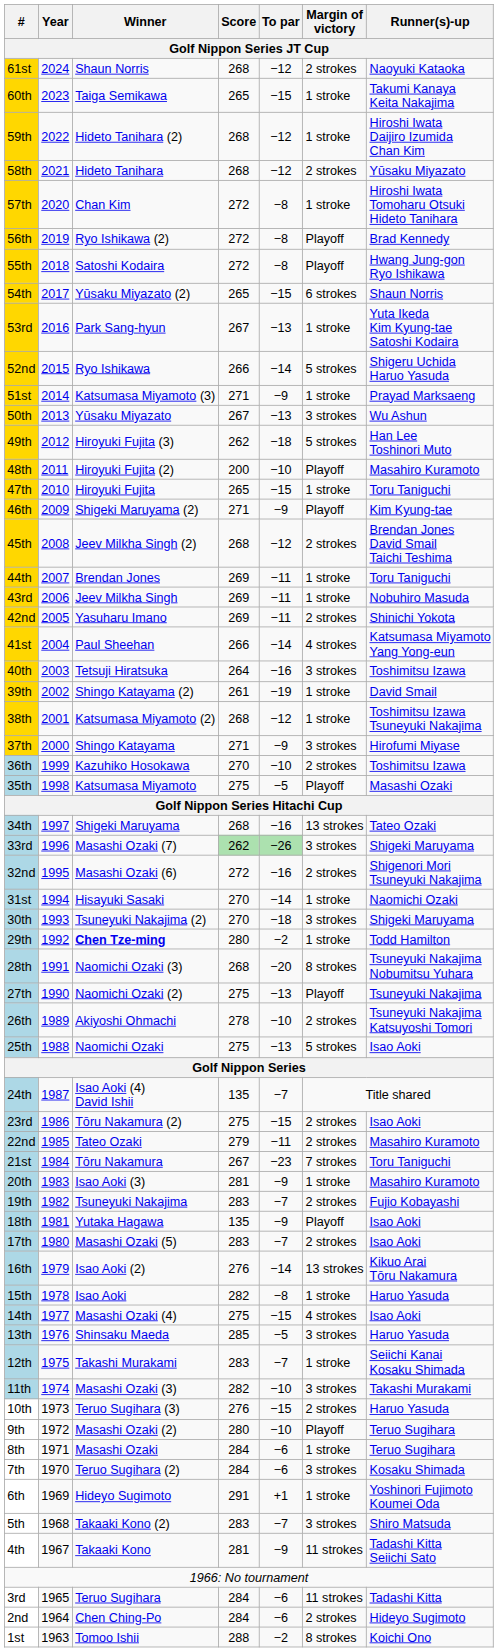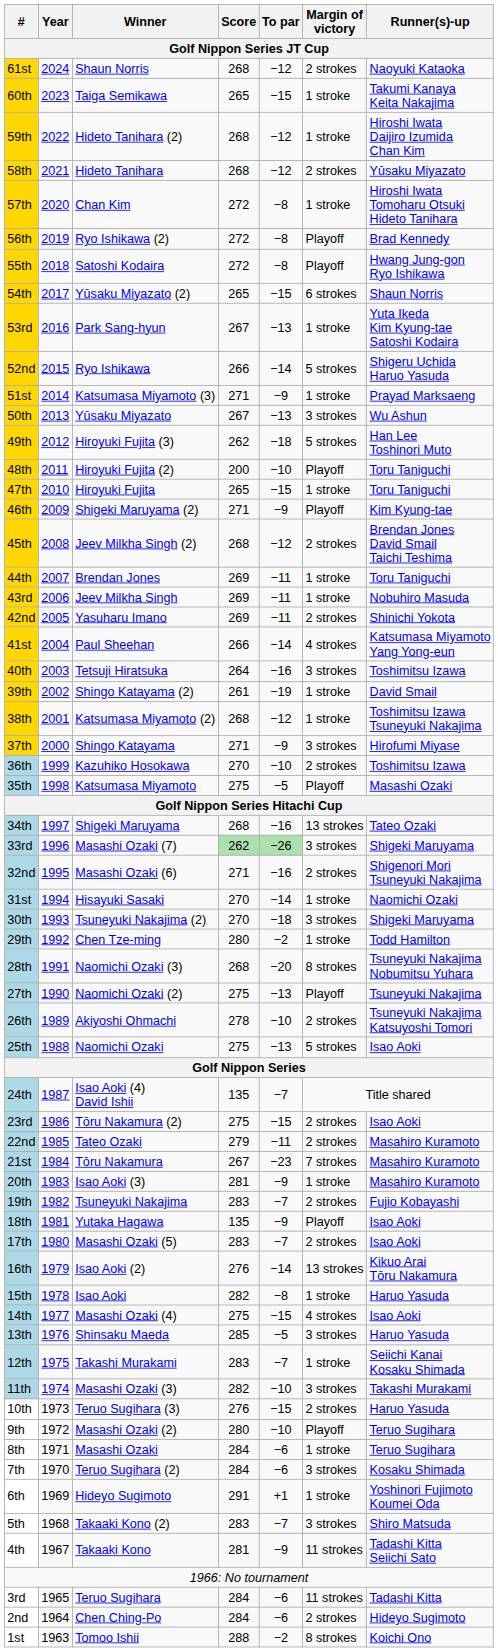(425, 469) Masahiro Kuramoto -> (410, 469) Toru Taniguchi
(239, 872) 272 -> (239, 872) 271
(120, 939) bold -> (118, 939) normal
(410, 1161) Toru Taniguchi -> (425, 1161) Masahiro Kuramoto
